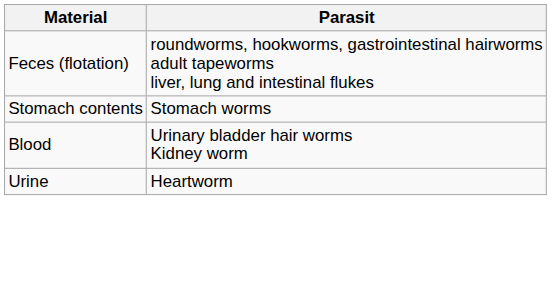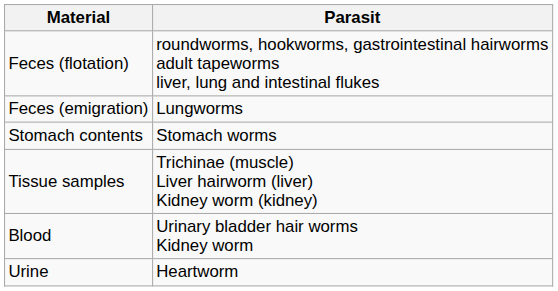+ row: (78, 108)
+ row: (66, 181)
